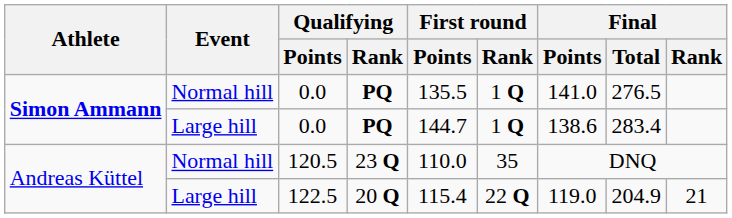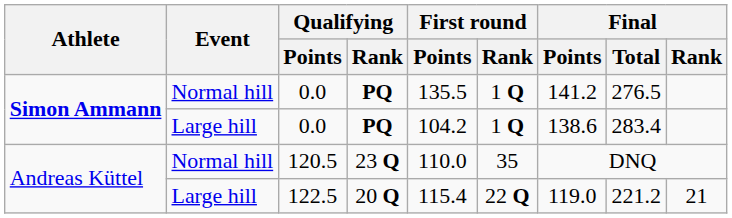(572, 91) 141.0 -> (572, 91) 141.2
(442, 126) 144.7 -> (442, 126) 104.2
(636, 195) 204.9 -> (636, 195) 221.2
